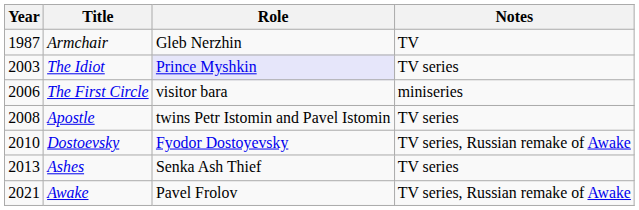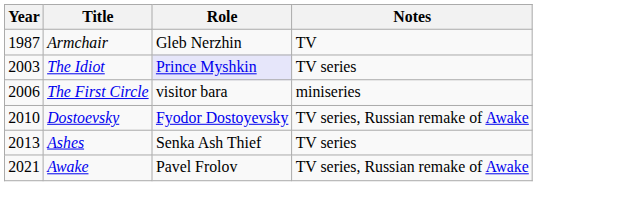- row: (71, 117)
